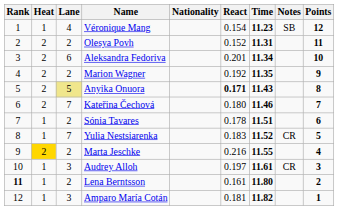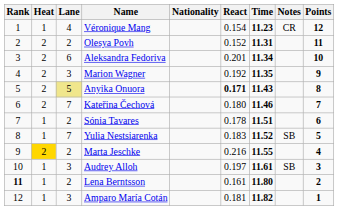(289, 27) SB -> (289, 27) CR
(69, 74) 2 -> (69, 74) 3
(289, 136) CR -> (289, 136) SB
(289, 167) CR -> (289, 167) SB
